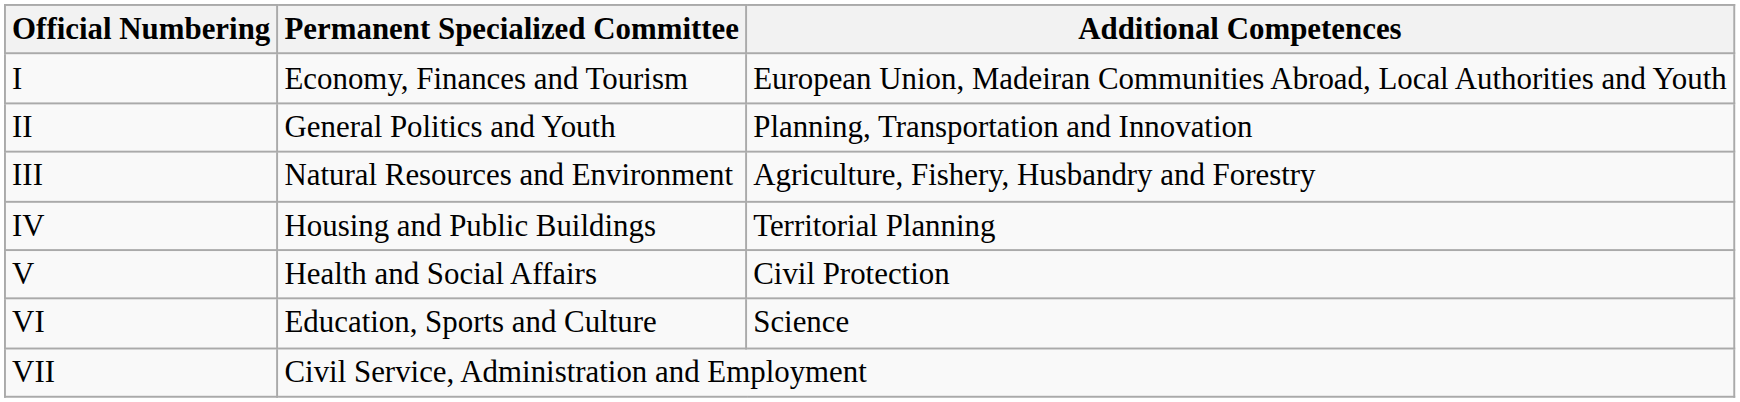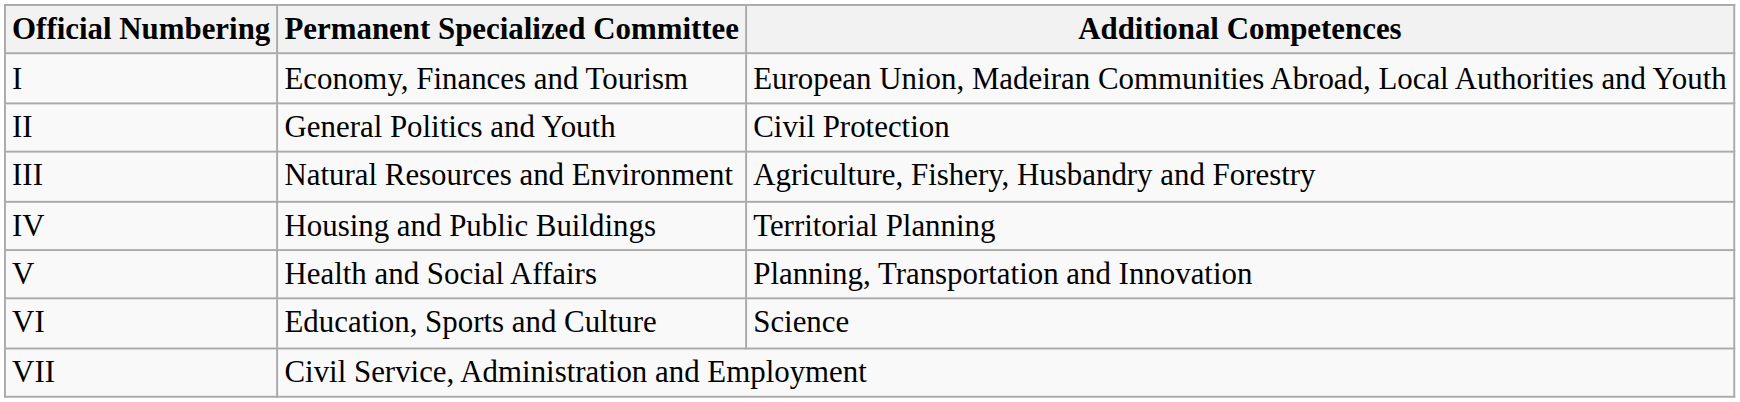(1003, 126) Planning, Transportation and Innovation -> (851, 126) Civil Protection
(851, 273) Civil Protection -> (1003, 273) Planning, Transportation and Innovation
